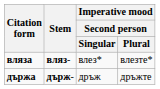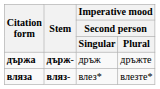rows swapped: (19, 60) <-> (21, 76)
